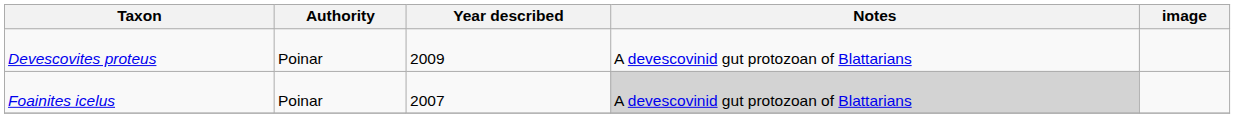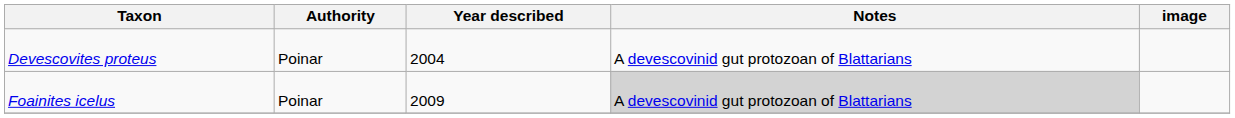(427, 58) 2009 -> (427, 58) 2004
(427, 100) 2007 -> (427, 100) 2009
